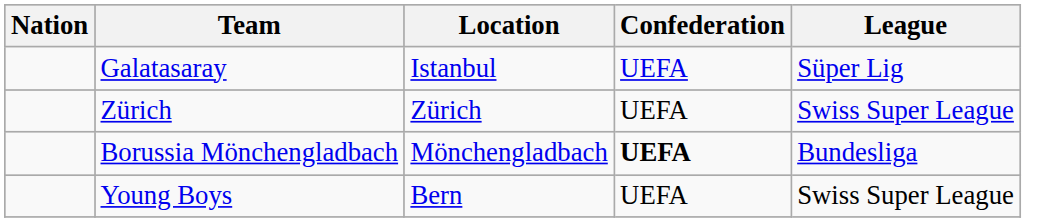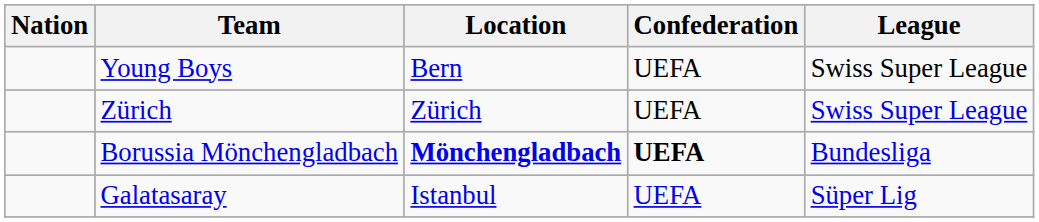rows swapped: (164, 68) <-> (166, 195)
(509, 152) normal -> (516, 152) bold
